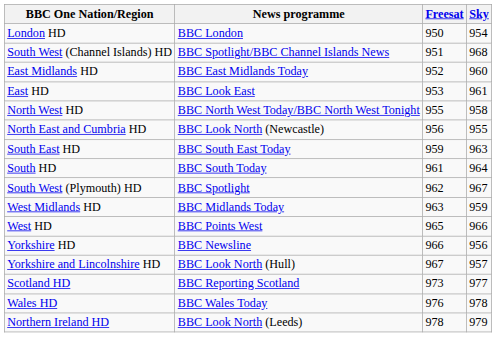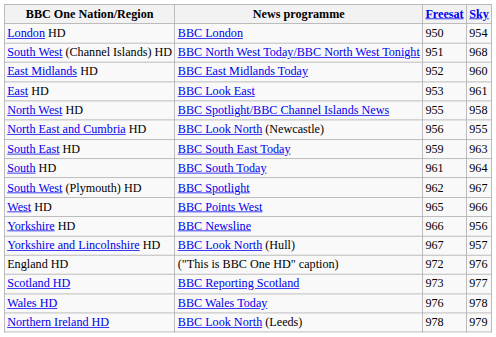(284, 52) BBC Spotlight/BBC Channel Islands News -> (299, 52) BBC North West Today/BBC North West Tonight
(299, 110) BBC North West Today/BBC North West Tonight -> (284, 110) BBC Spotlight/BBC Channel Islands News
- row: (54, 206)
+ row: (38, 264)
